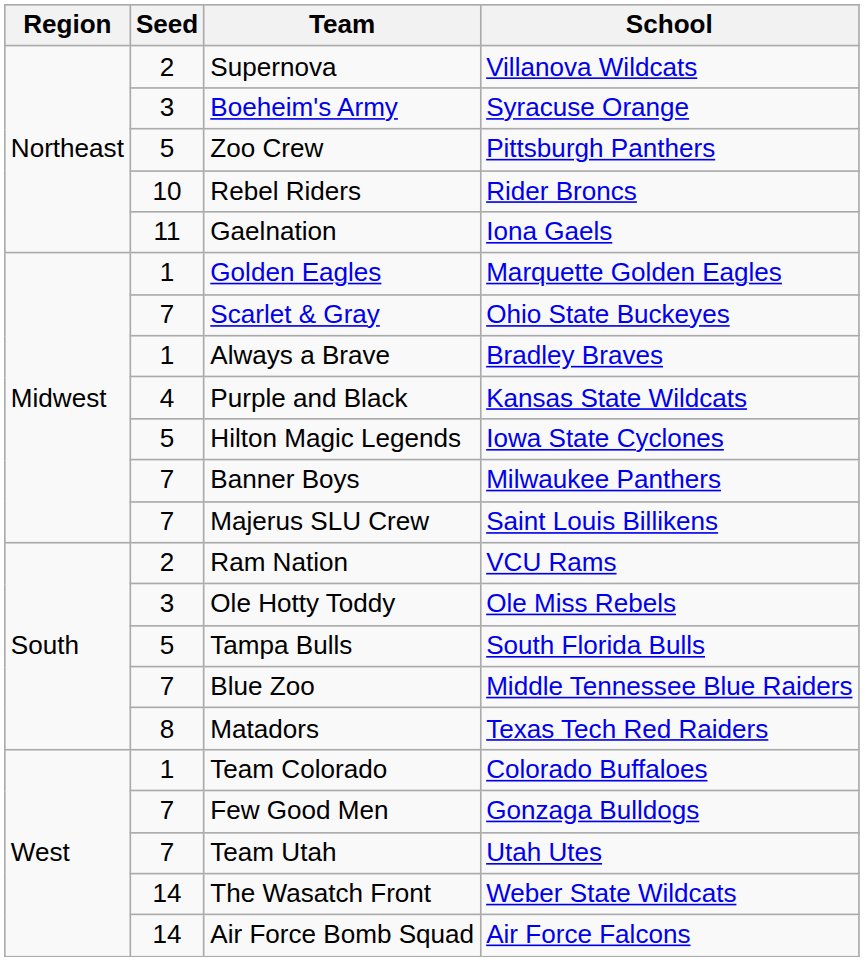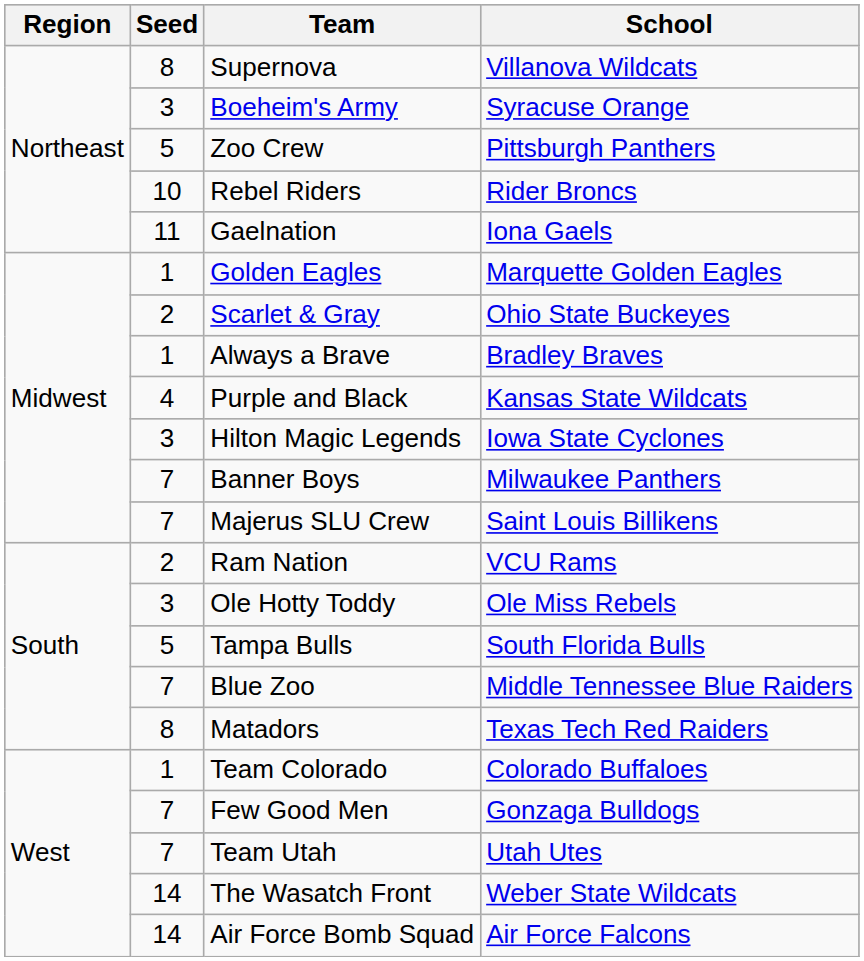(167, 66) 2 -> (167, 66) 8
(167, 314) 7 -> (167, 314) 2
(167, 438) 5 -> (167, 438) 3
